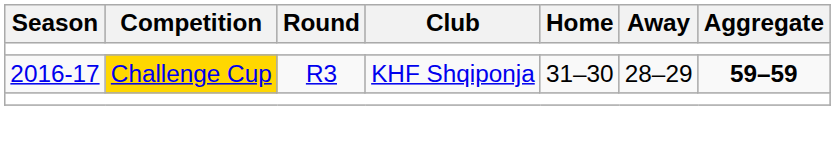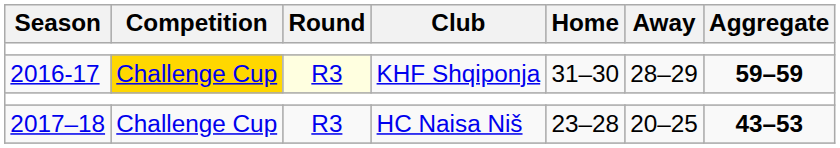(321, 73) no background -> (327, 73) lightyellow background
+ row: (58, 123)
